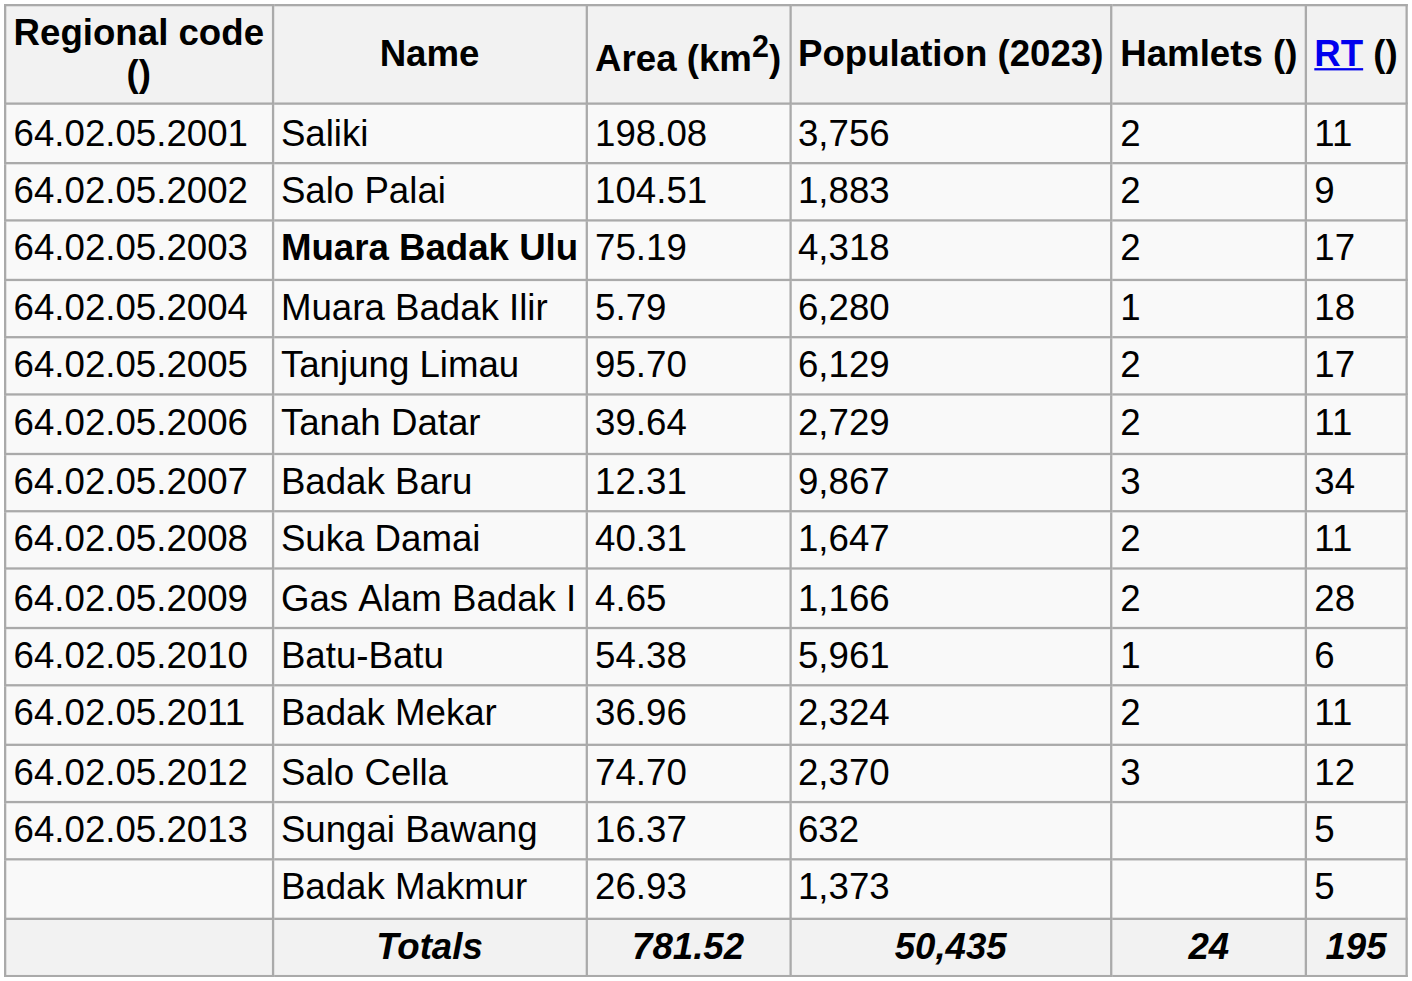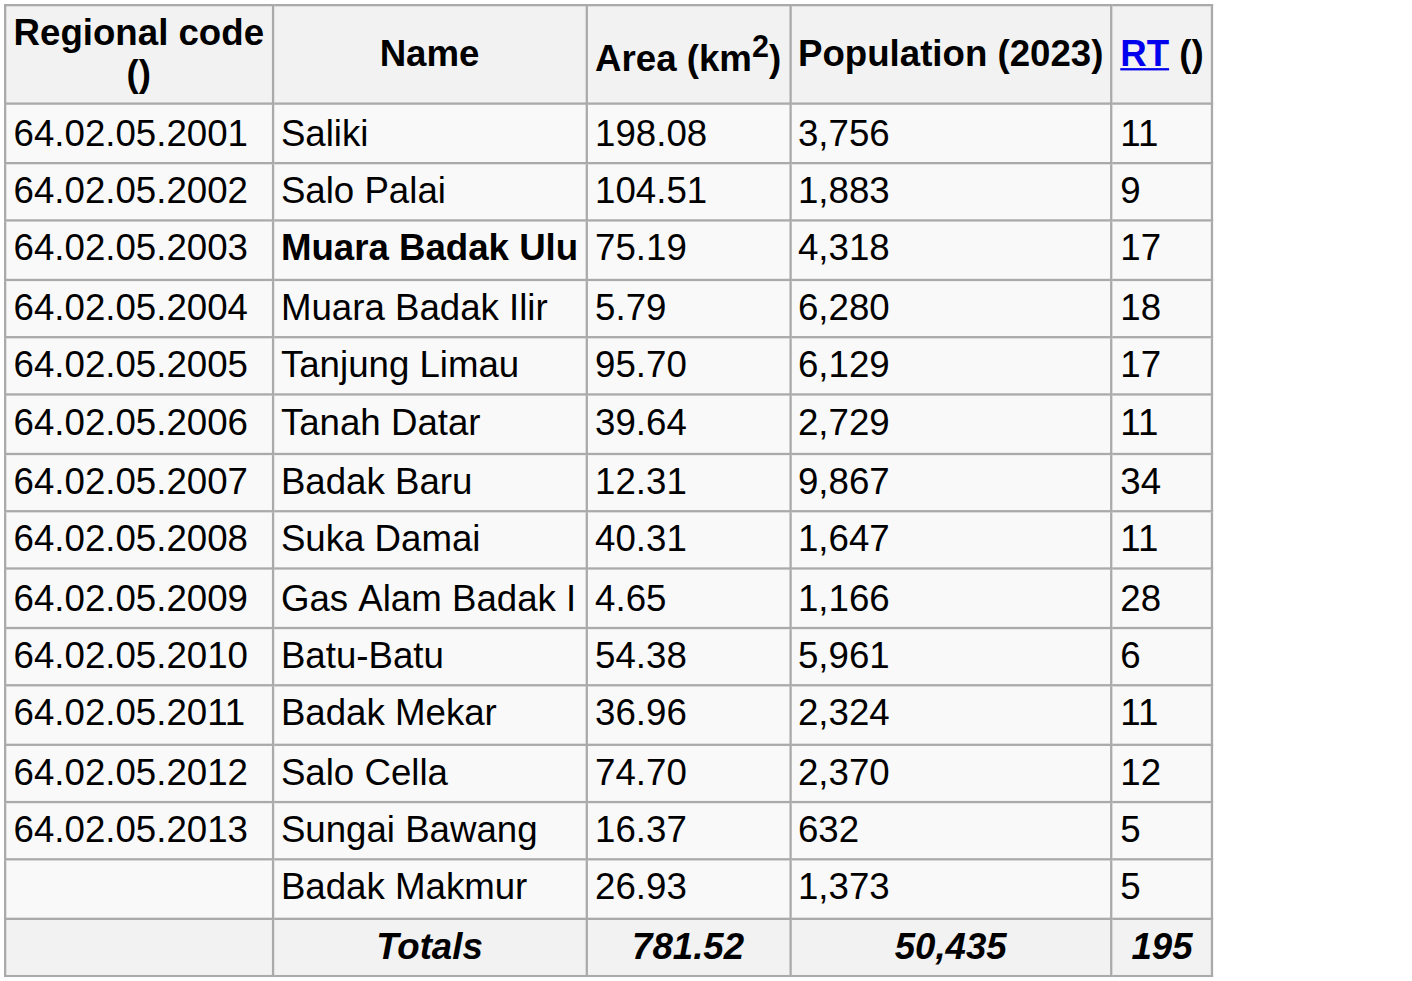- column: (1209, 54)
